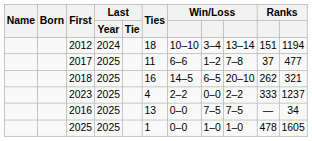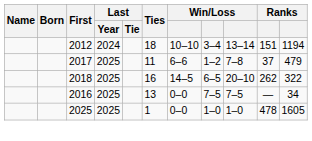(293, 62) 477 -> (293, 62) 479
(293, 78) 321 -> (293, 78) 322
- row: (80, 95)
